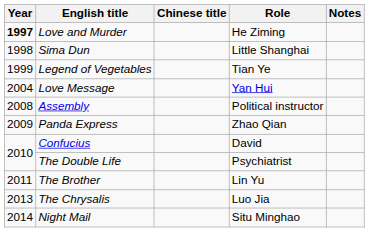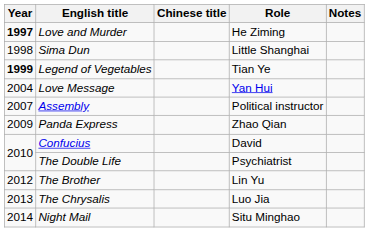(20, 69) normal -> (20, 69) bold
(20, 106) 2008 -> (20, 106) 2007
(20, 180) 2011 -> (20, 180) 2012
